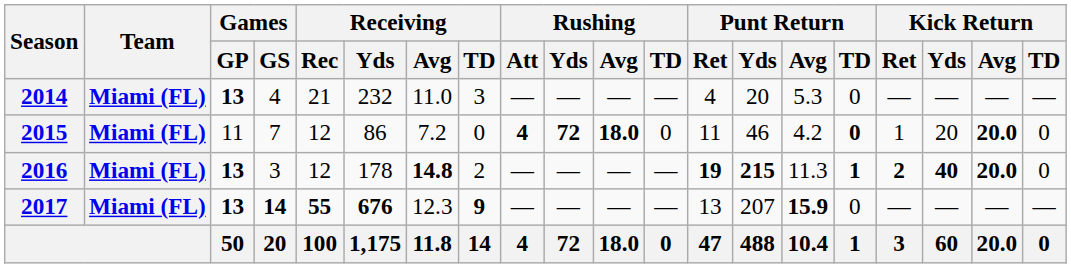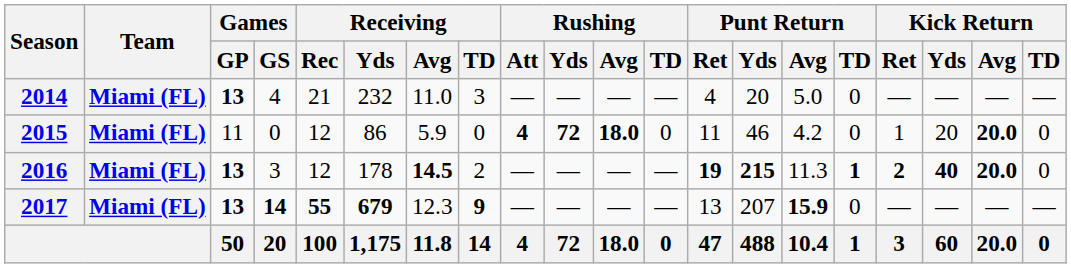(808, 96) 5.3 -> (808, 96) 5.0
(275, 133) 7 -> (275, 133) 0
(432, 133) 7.2 -> (432, 133) 5.9
(855, 133) bold -> (855, 133) normal
(432, 170) 14.8 -> (432, 170) 14.5
(375, 206) 676 -> (375, 206) 679
